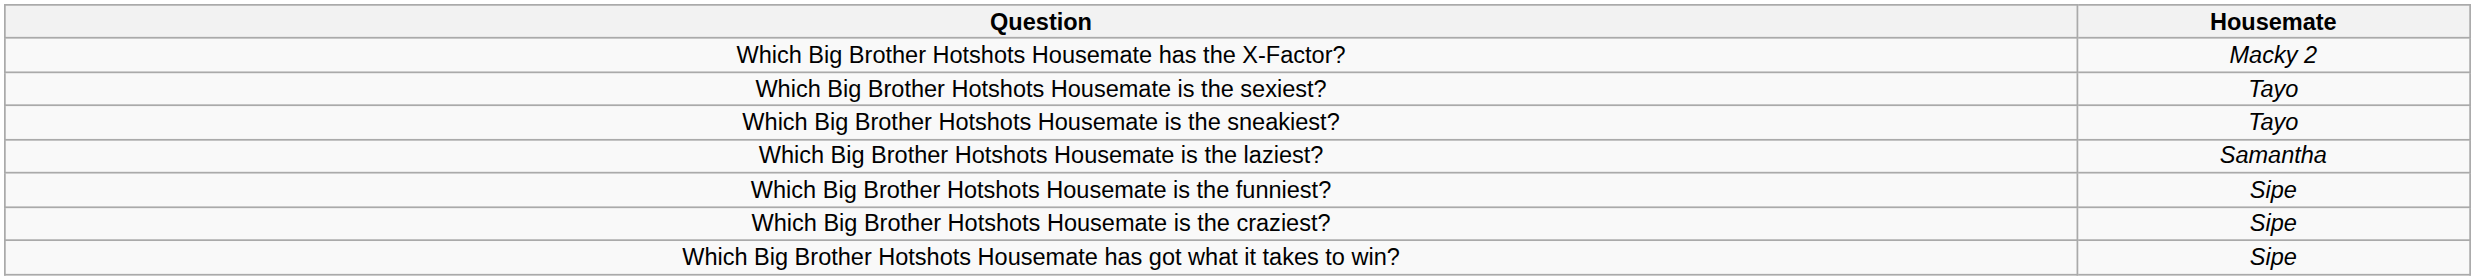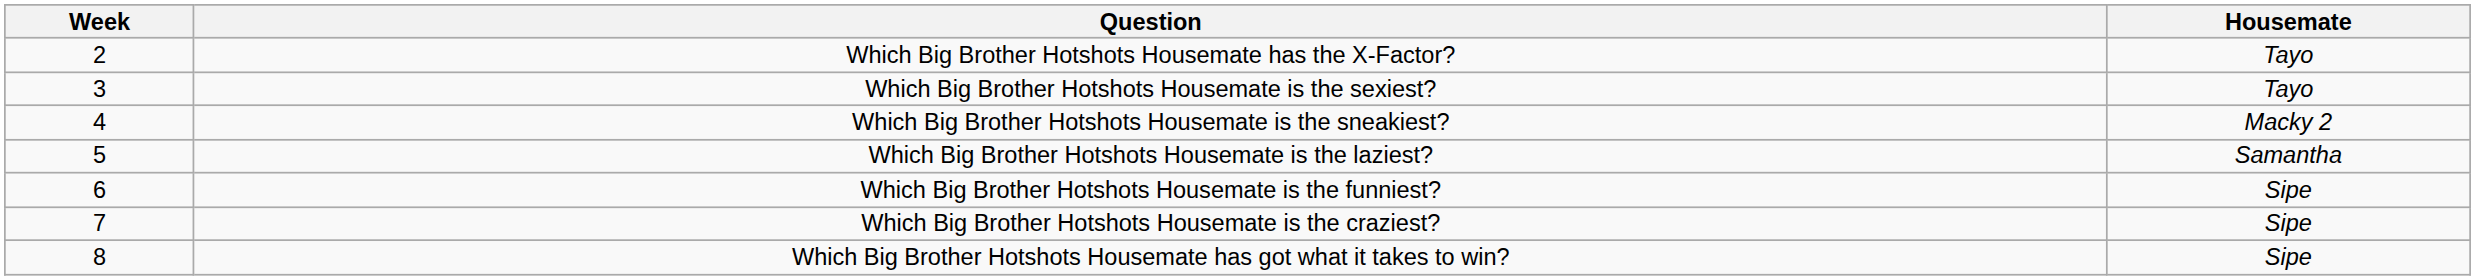+ column: (100, 21)
(2273, 55) Macky 2 -> (2288, 55) Tayo
(2273, 122) Tayo -> (2288, 122) Macky 2
